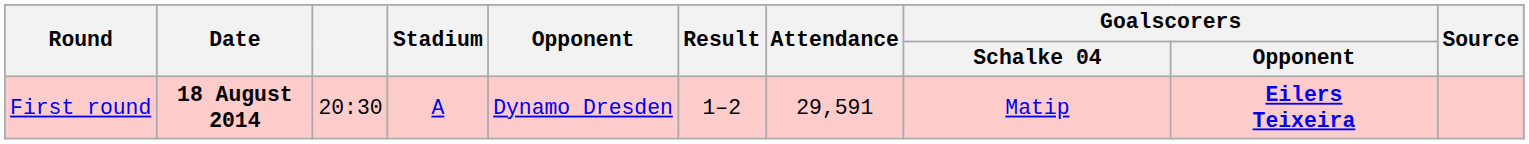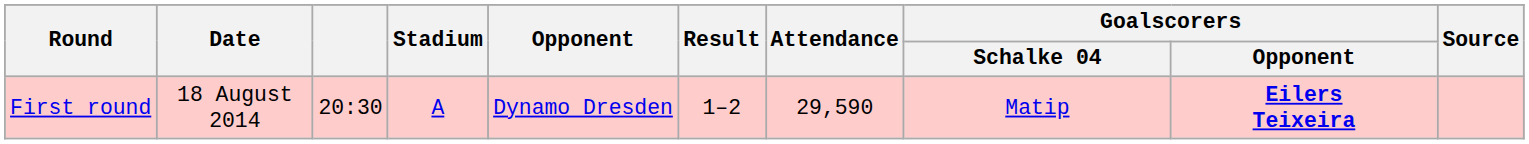(235, 107) bold -> (235, 107) normal
(835, 107) 29,591 -> (835, 107) 29,590
